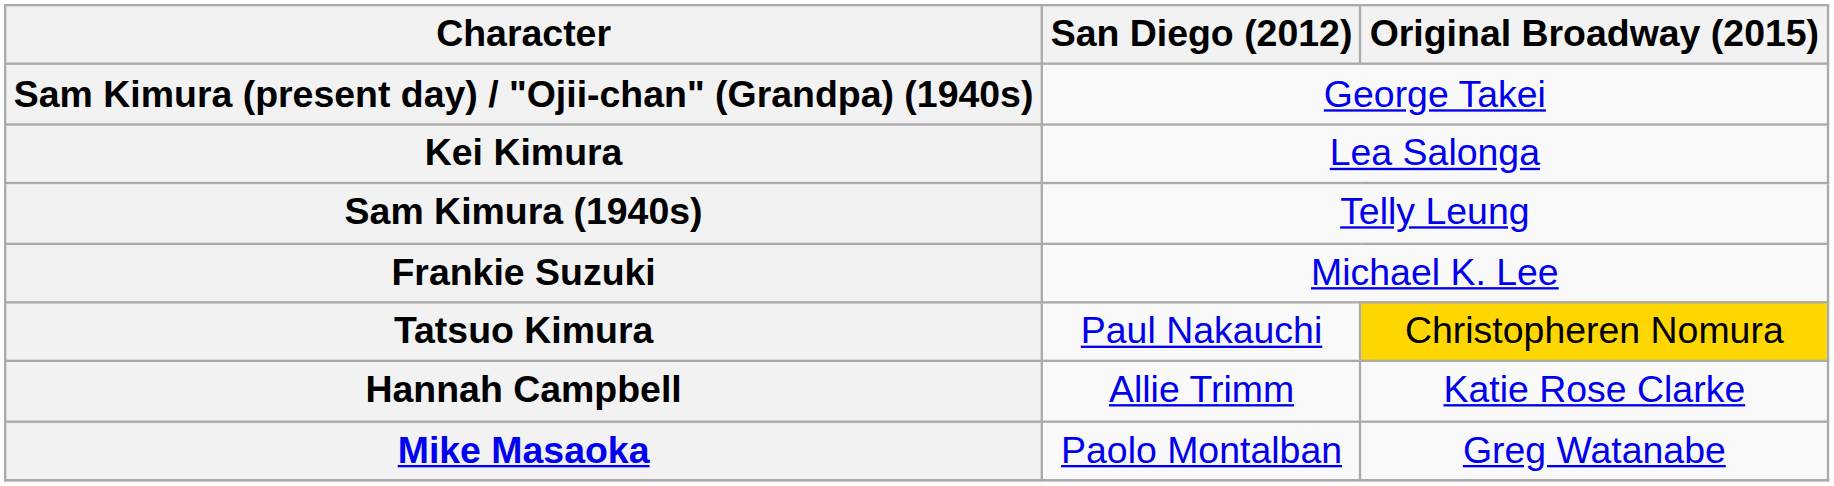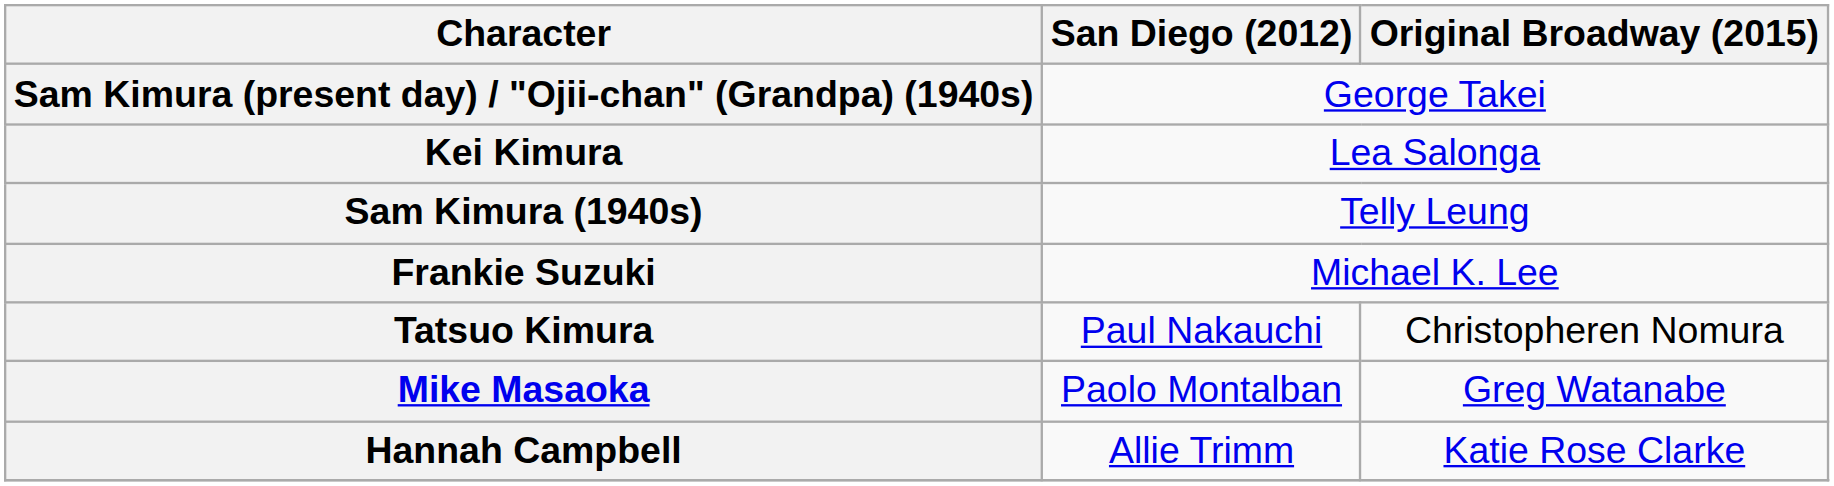(1594, 331) gold background -> (1594, 331) no background
rows swapped: (524, 390) <-> (524, 449)
